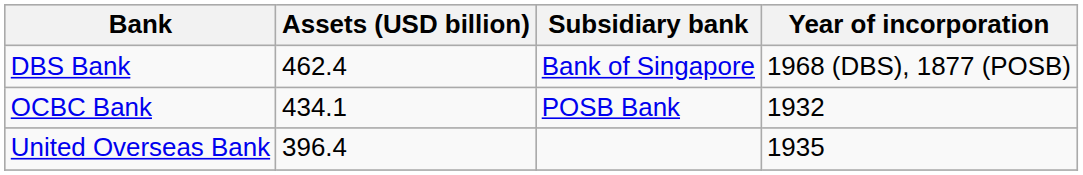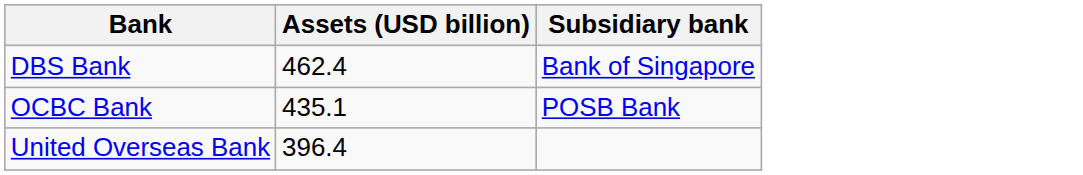- column: (919, 25)
(314, 107) 434.1 -> (314, 107) 435.1
